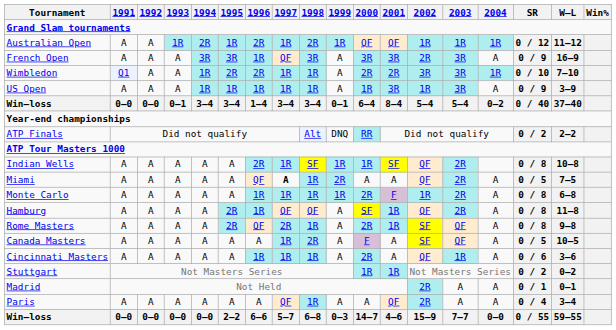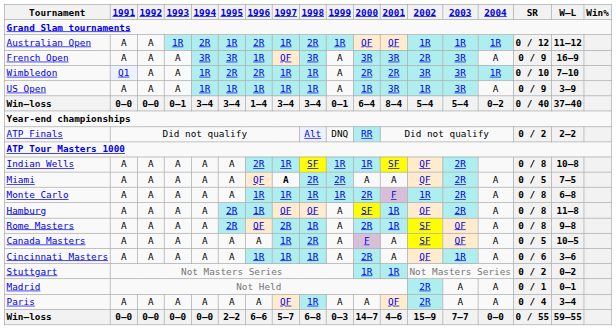(313, 180) 1R -> (313, 180) 2R
